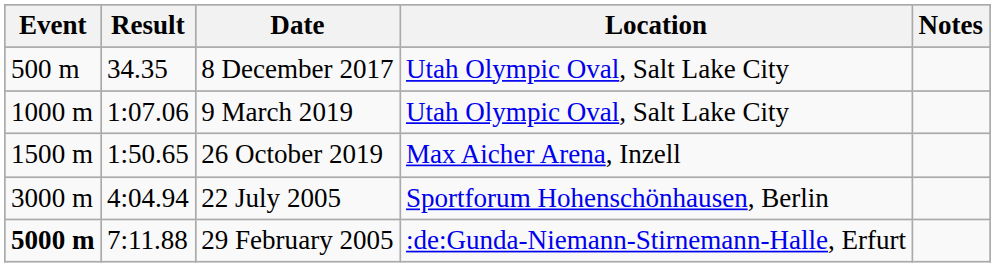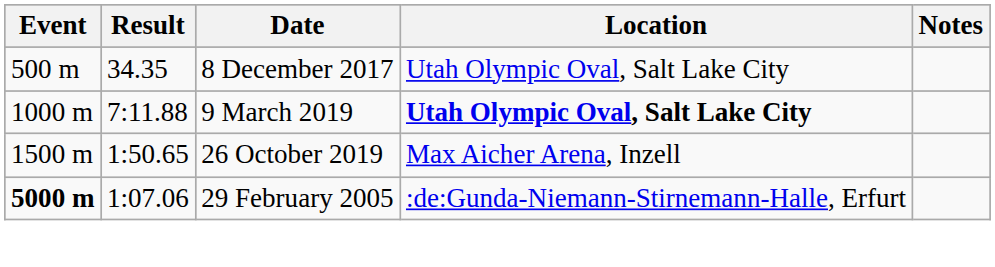(148, 111) 1:07.06 -> (147, 111) 7:11.88
(597, 111) normal -> (609, 111) bold
- row: (271, 197)
(147, 240) 7:11.88 -> (148, 197) 1:07.06
